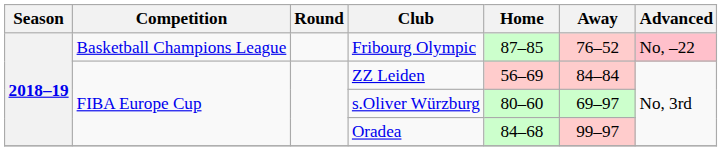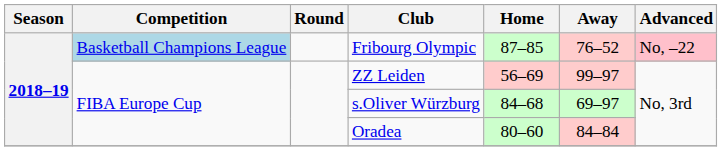(181, 47) no background -> (181, 47) lightblue background
(598, 75) 84–84 -> (598, 75) 99–97
(522, 103) 80–60 -> (522, 103) 84–68
(522, 132) 84–68 -> (522, 132) 80–60
(598, 132) 99–97 -> (598, 132) 84–84
